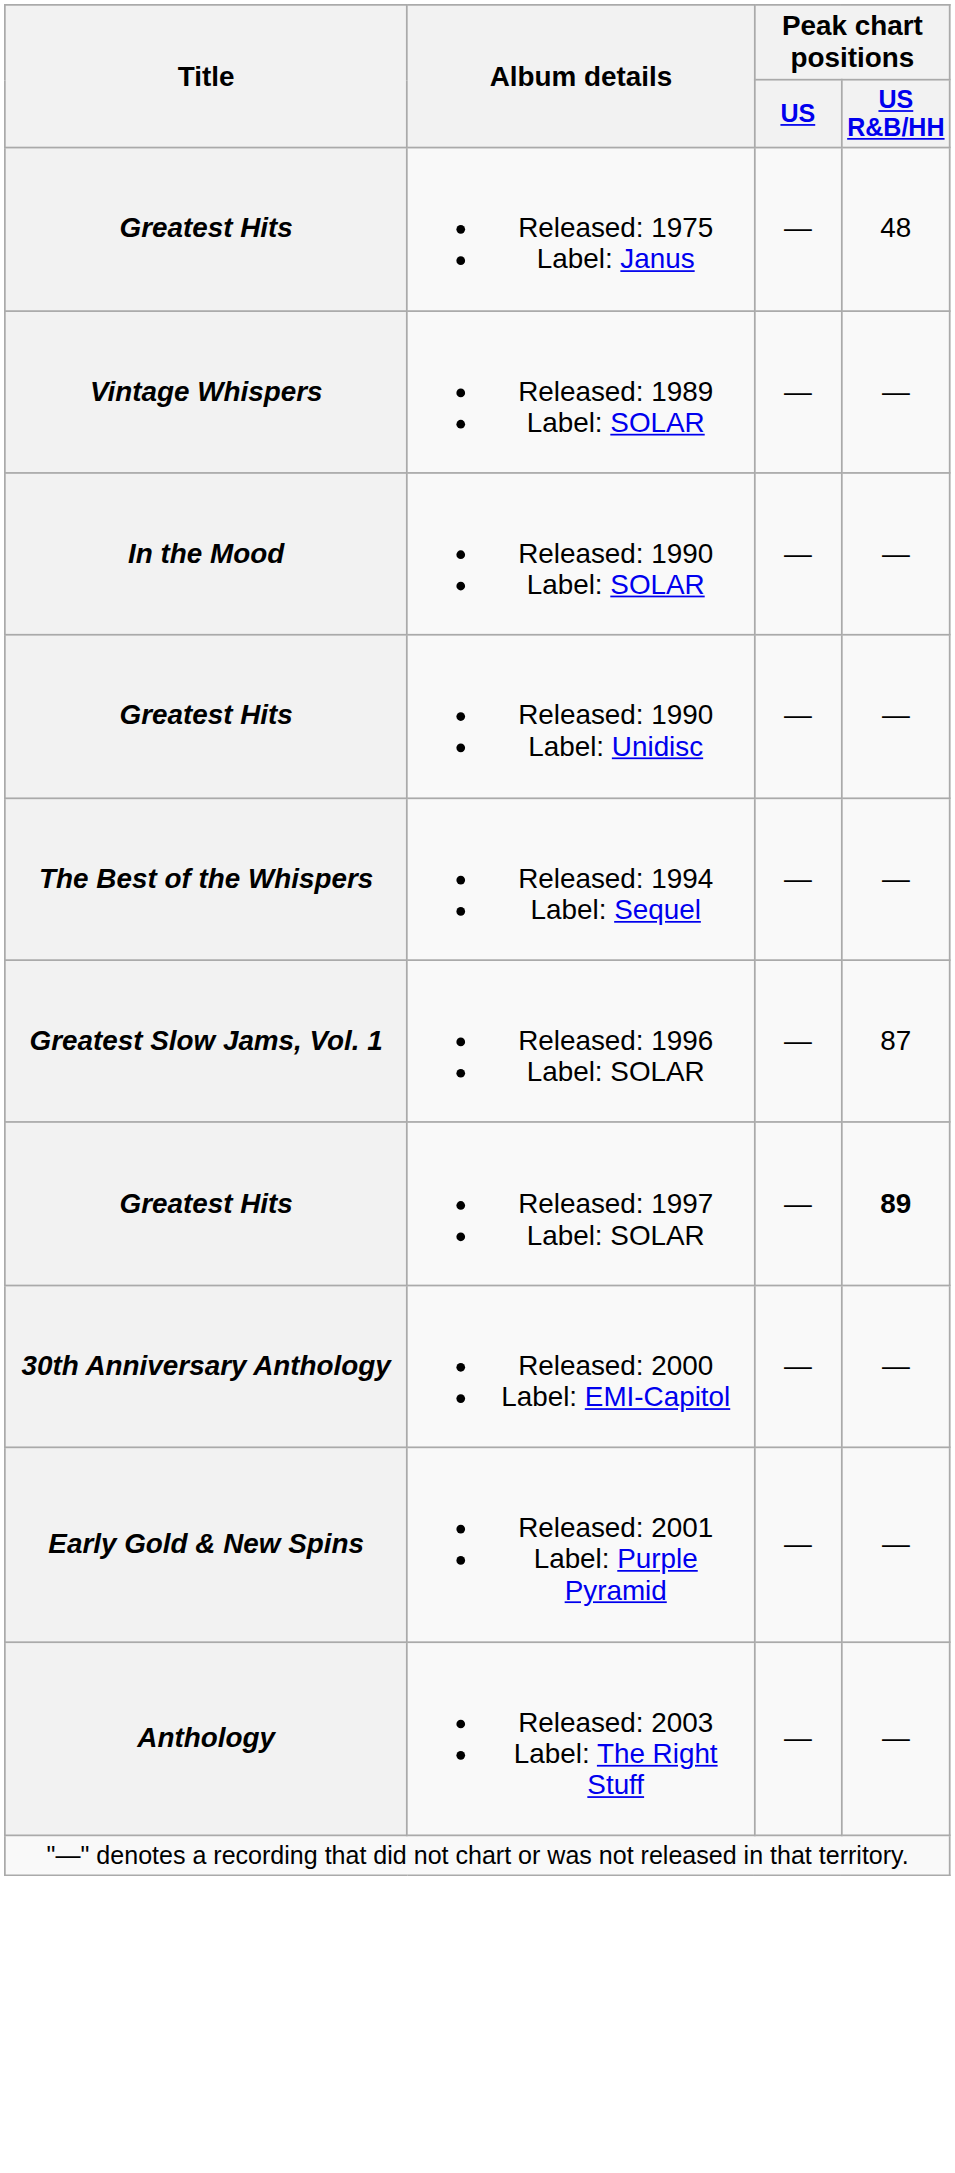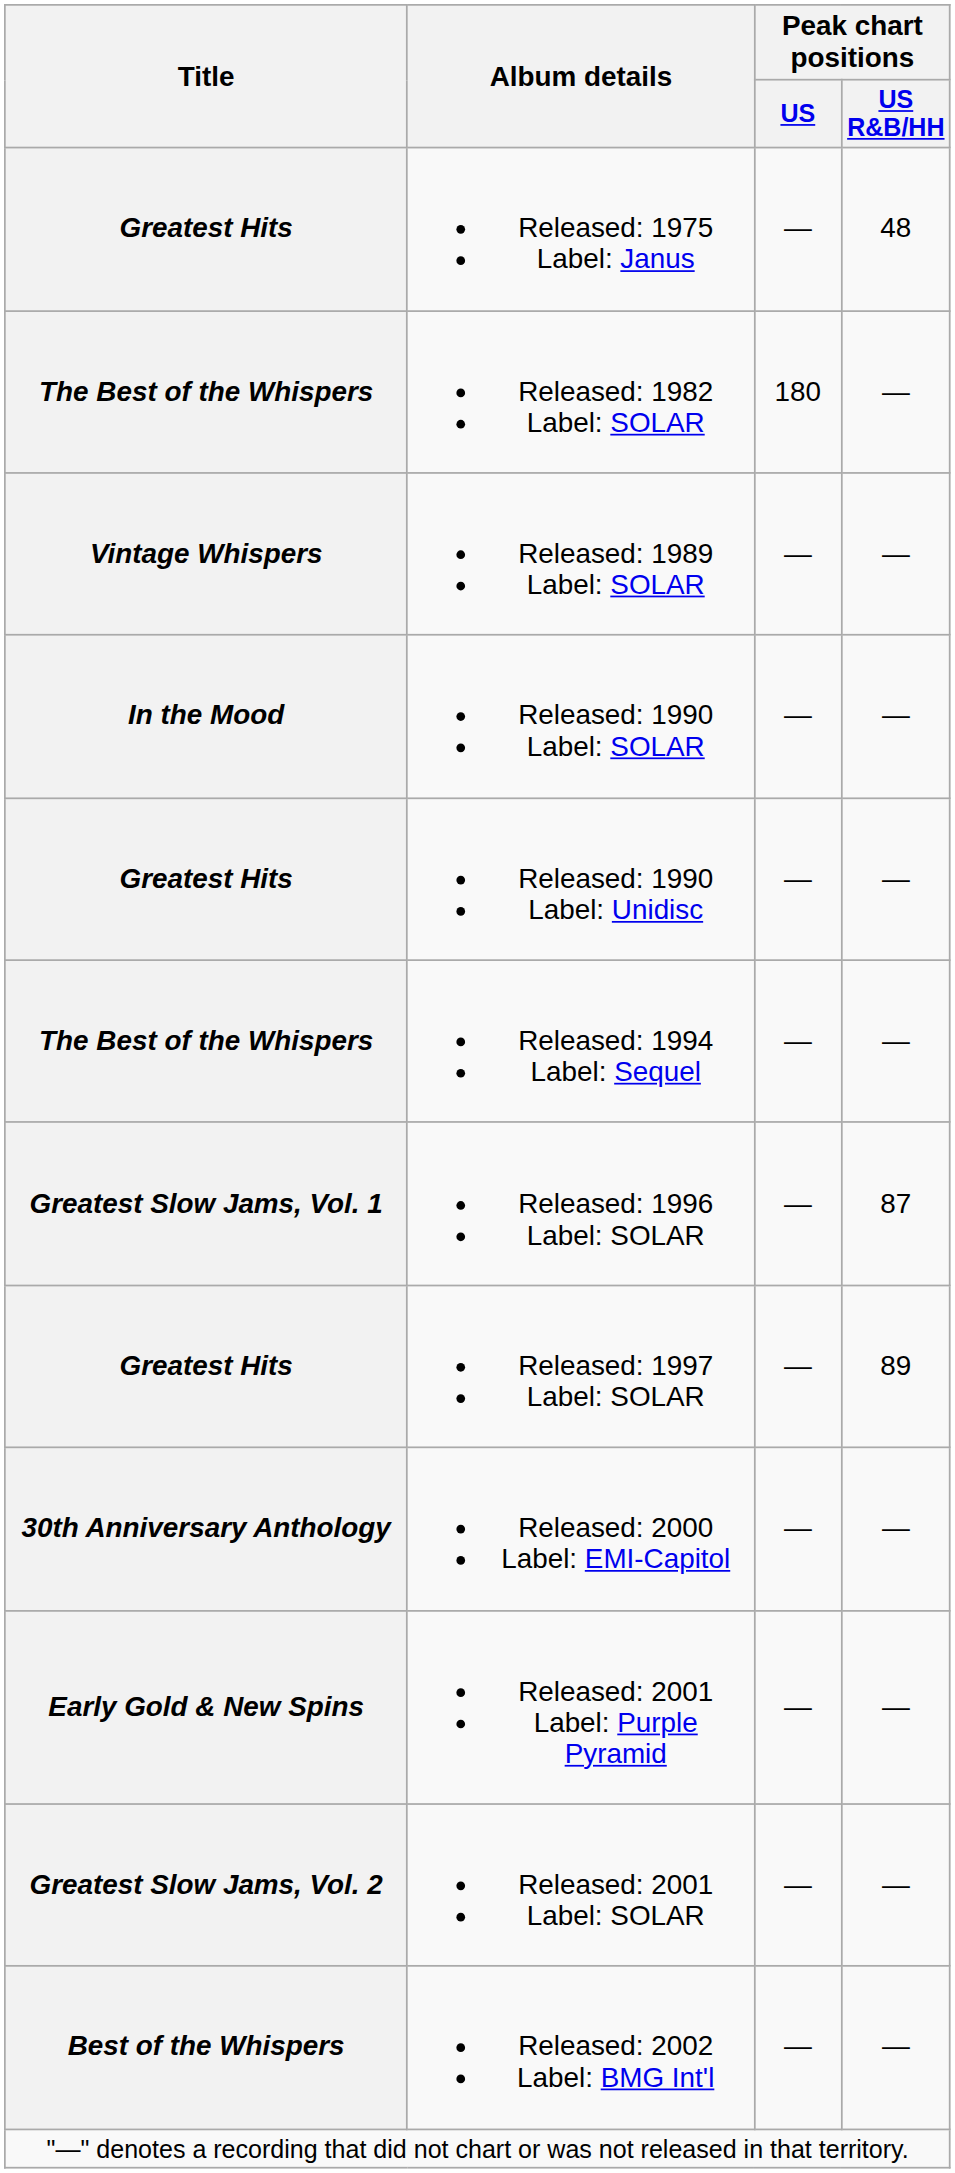+ row: (581, 407)
(896, 1203) bold -> (896, 1365) normal
+ row: (581, 1901)
+ row: (581, 2063)
- row: (581, 1754)
